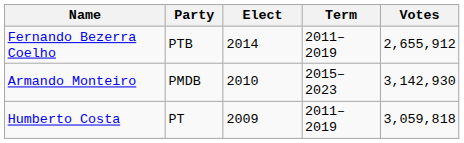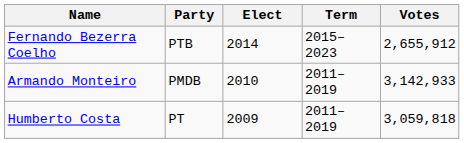(325, 45) 2011–2019 -> (325, 45) 2015–2023
(325, 82) 2015–2023 -> (325, 82) 2011–2019
(420, 82) 3,142,930 -> (420, 82) 3,142,933
